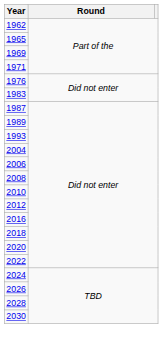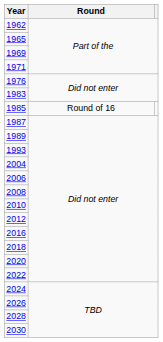+ row: (16, 109)
